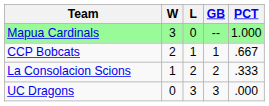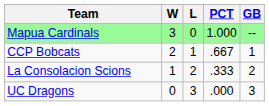columns swapped: (246, 14) <-> (216, 14)
